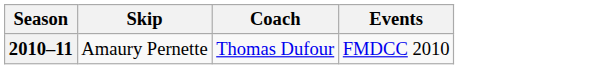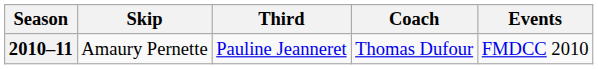+ column: (281, 19)
